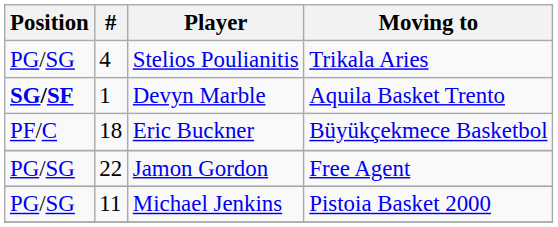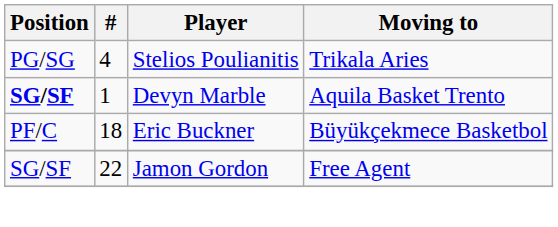(42, 167) PG/SG -> (41, 167) SG/SF
- row: (207, 204)
